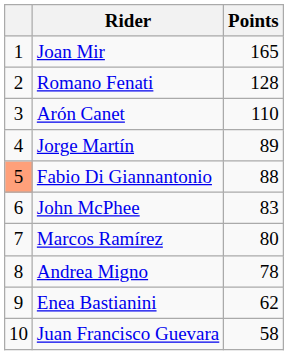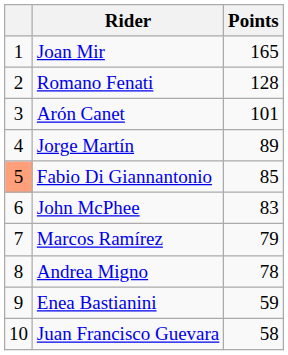(265, 114) 110 -> (264, 114) 101
(269, 176) 88 -> (269, 176) 85
(269, 239) 80 -> (269, 239) 79
(269, 302) 62 -> (269, 302) 59
